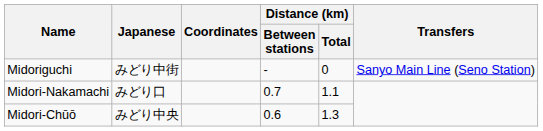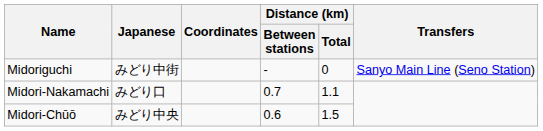(330, 114) 1.3 -> (330, 114) 1.5
